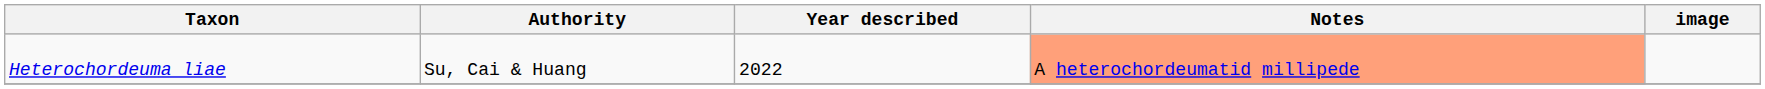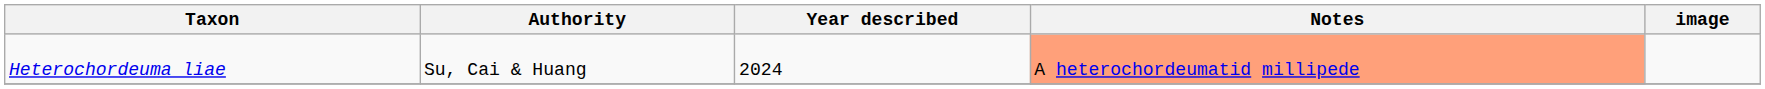(761, 70) 2022 -> (761, 70) 2024
